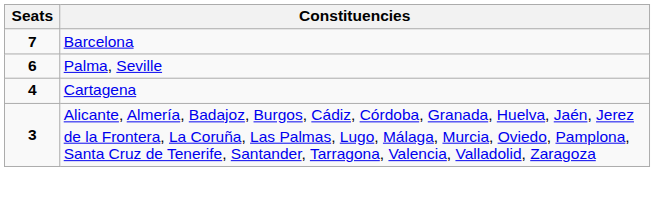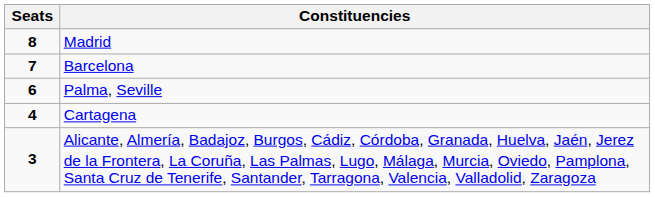+ row: (87, 41)
